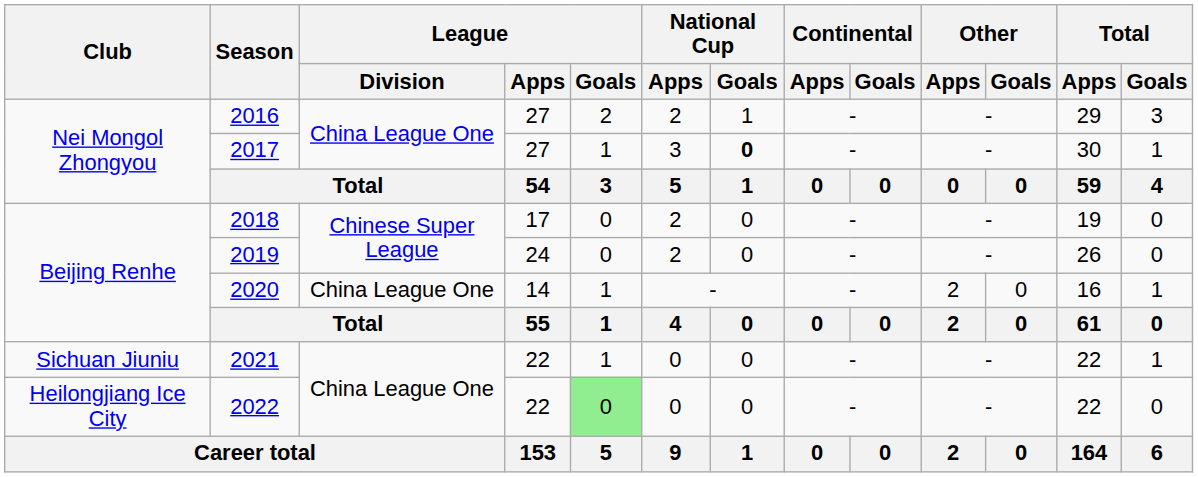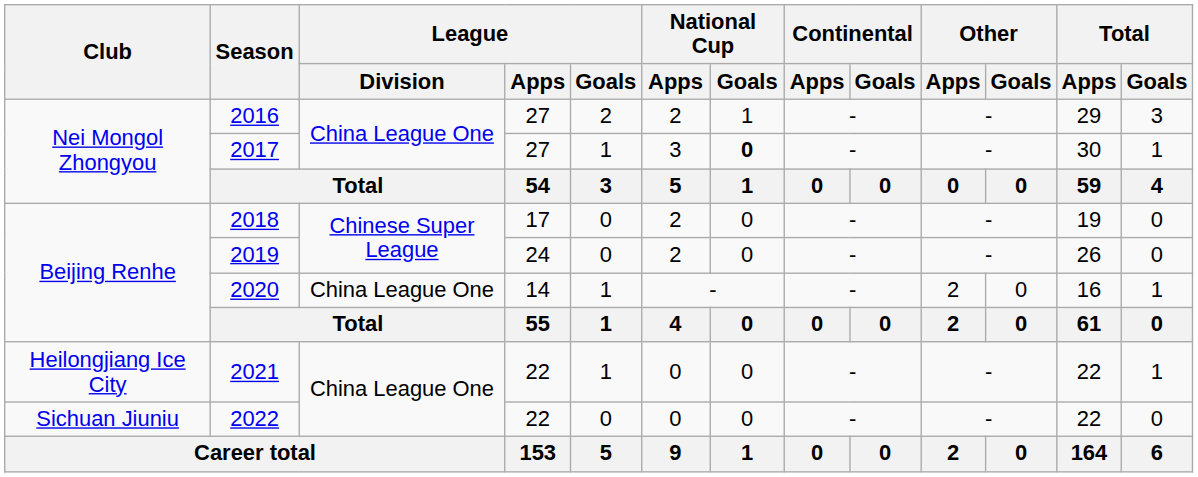(108, 359) Sichuan Jiuniu -> (108, 371) Heilongjiang Ice City
(108, 406) Heilongjiang Ice City -> (108, 418) Sichuan Jiuniu
(606, 406) lightgreen background -> (606, 418) no background
